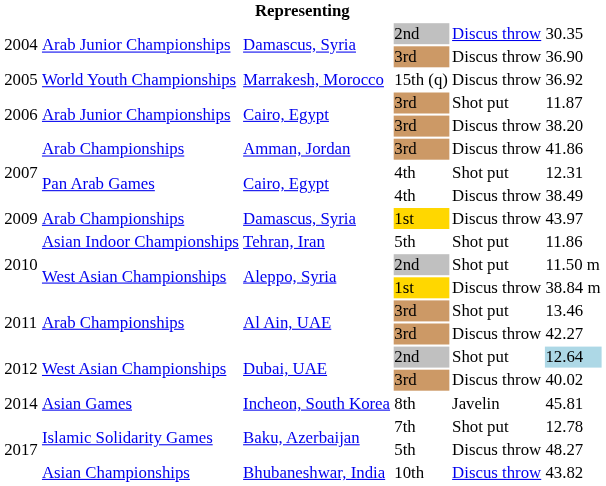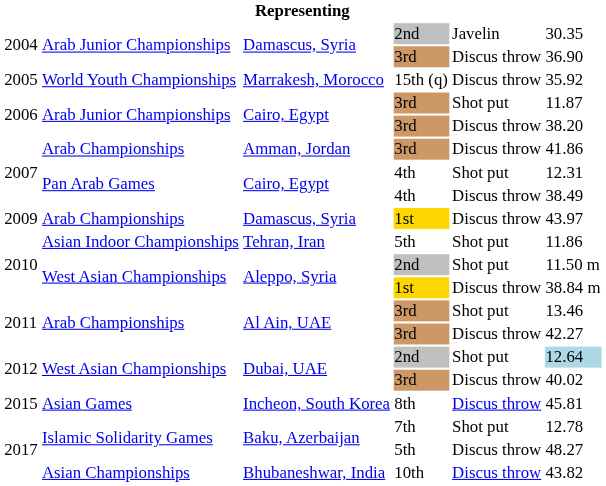(497, 33) Discus throw -> (476, 33) Javelin
(564, 79) 36.92 -> (564, 79) 35.92
(21, 403) 2014 -> (21, 403) 2015
(476, 403) Javelin -> (497, 403) Discus throw
